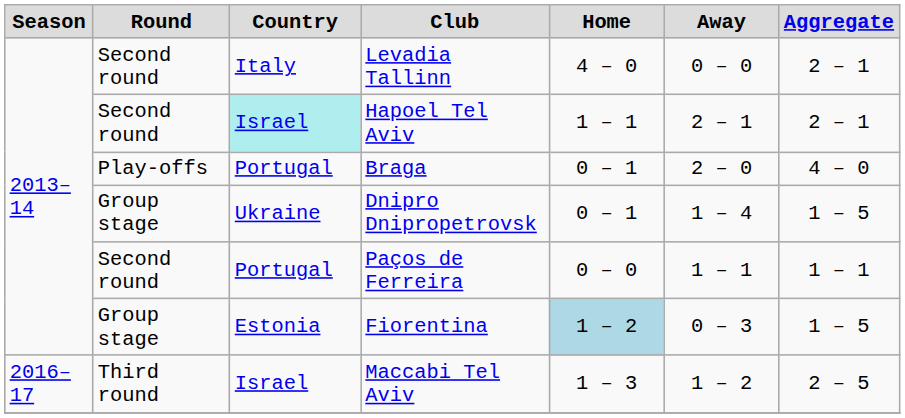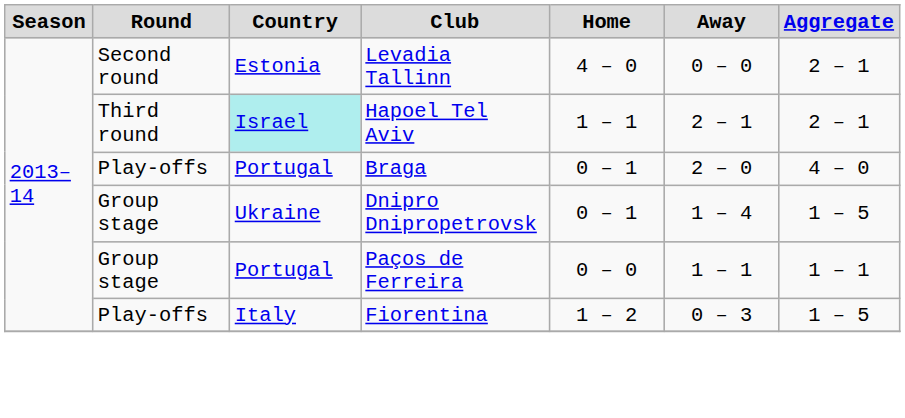(265, 66) Italy -> (278, 66) Estonia
(135, 123) Second round -> (128, 123) Third round
(135, 270) Second round -> (128, 270) Group stage
(128, 327) Group stage -> (153, 315) Play-offs
(278, 327) Estonia -> (265, 315) Italy
(607, 327) lightblue background -> (607, 315) no background
- row: (433, 384)
